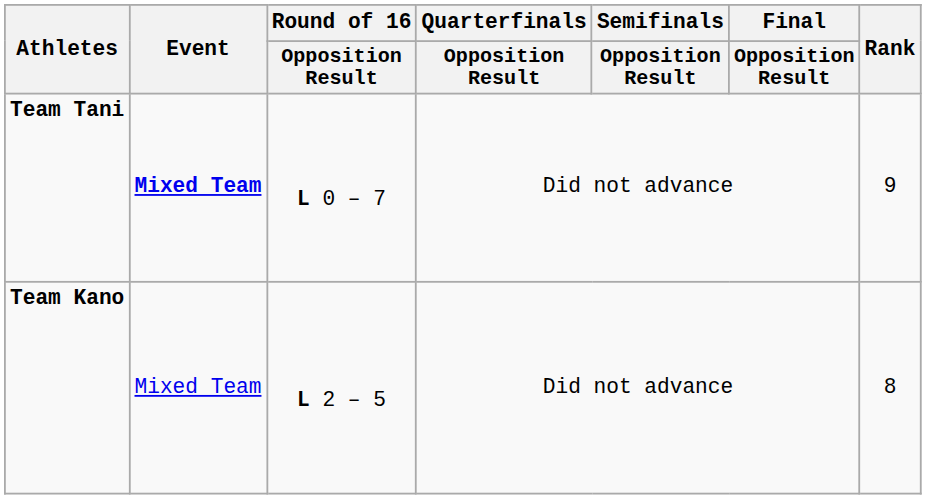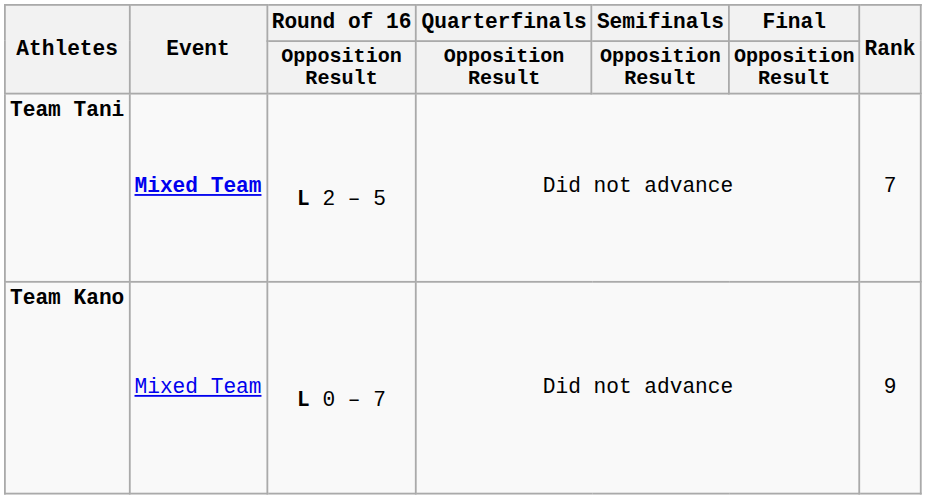(342, 200) L 0 – 7 -> (342, 200) L 2 – 5
(890, 187) 9 -> (890, 187) 7
(342, 400) L 2 – 5 -> (342, 400) L 0 – 7
(890, 388) 8 -> (890, 388) 9
